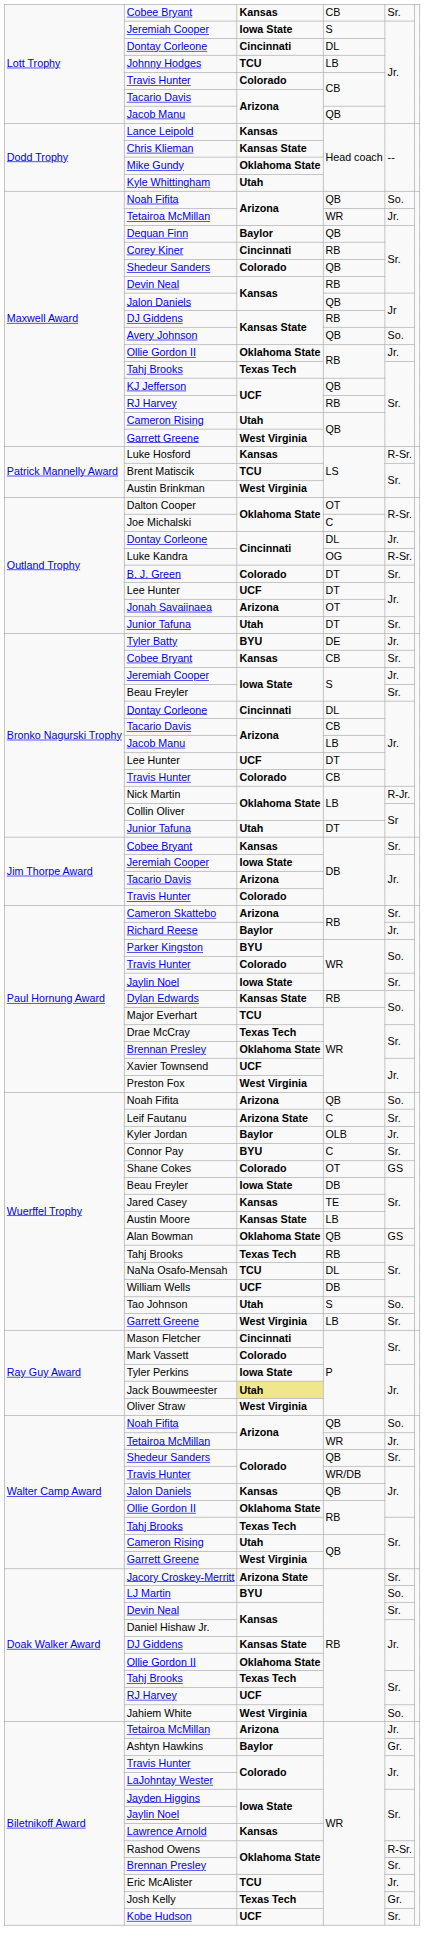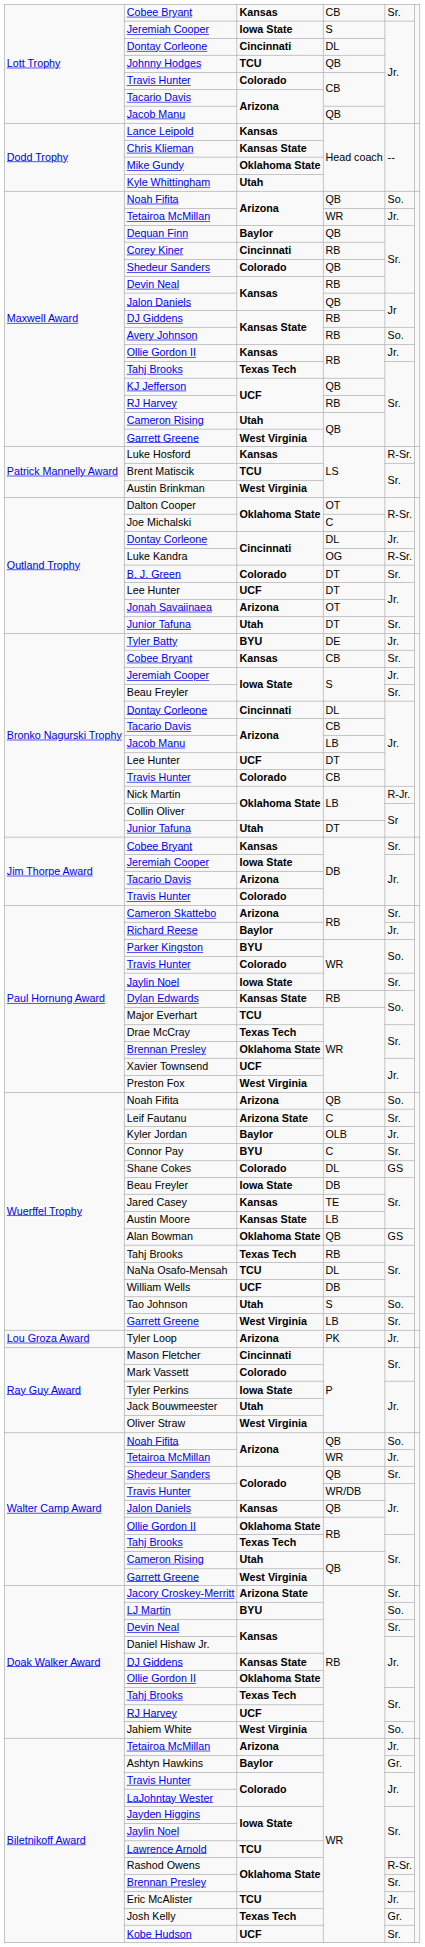(332, 64) LB -> (333, 64) QB
(333, 336) QB -> (333, 336) RB
(280, 353) Oklahoma State -> (259, 353) Kansas
(333, 1169) OT -> (332, 1169) DL
+ row: (48, 1339)
(251, 1390) khaki background -> (251, 1407) no background
(259, 1832) Kansas -> (251, 1849) TCU
